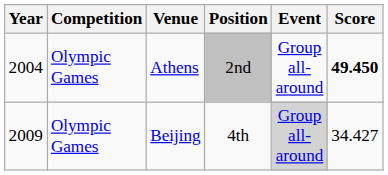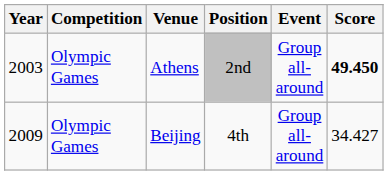(26, 67) 2004 -> (26, 67) 2003
(300, 136) lightgrey background -> (300, 136) no background
